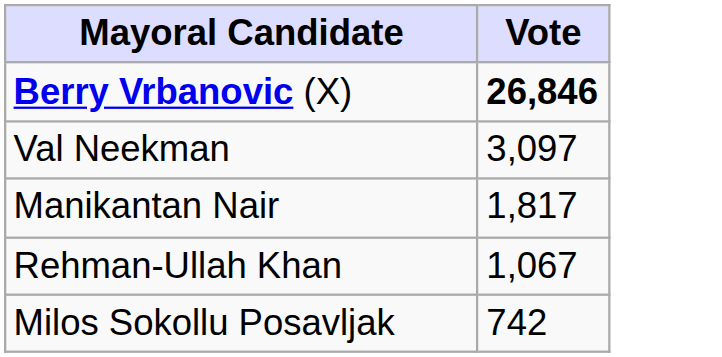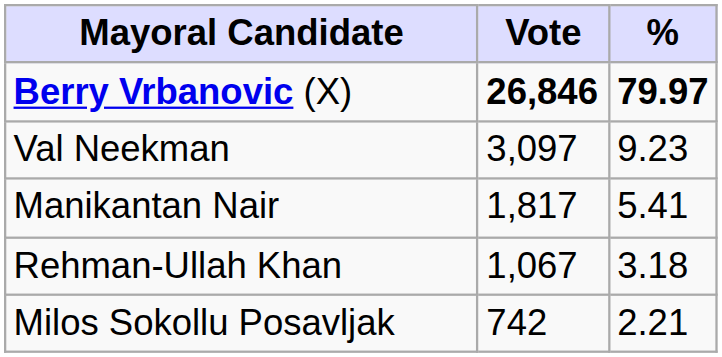+ column: (663, 33)
